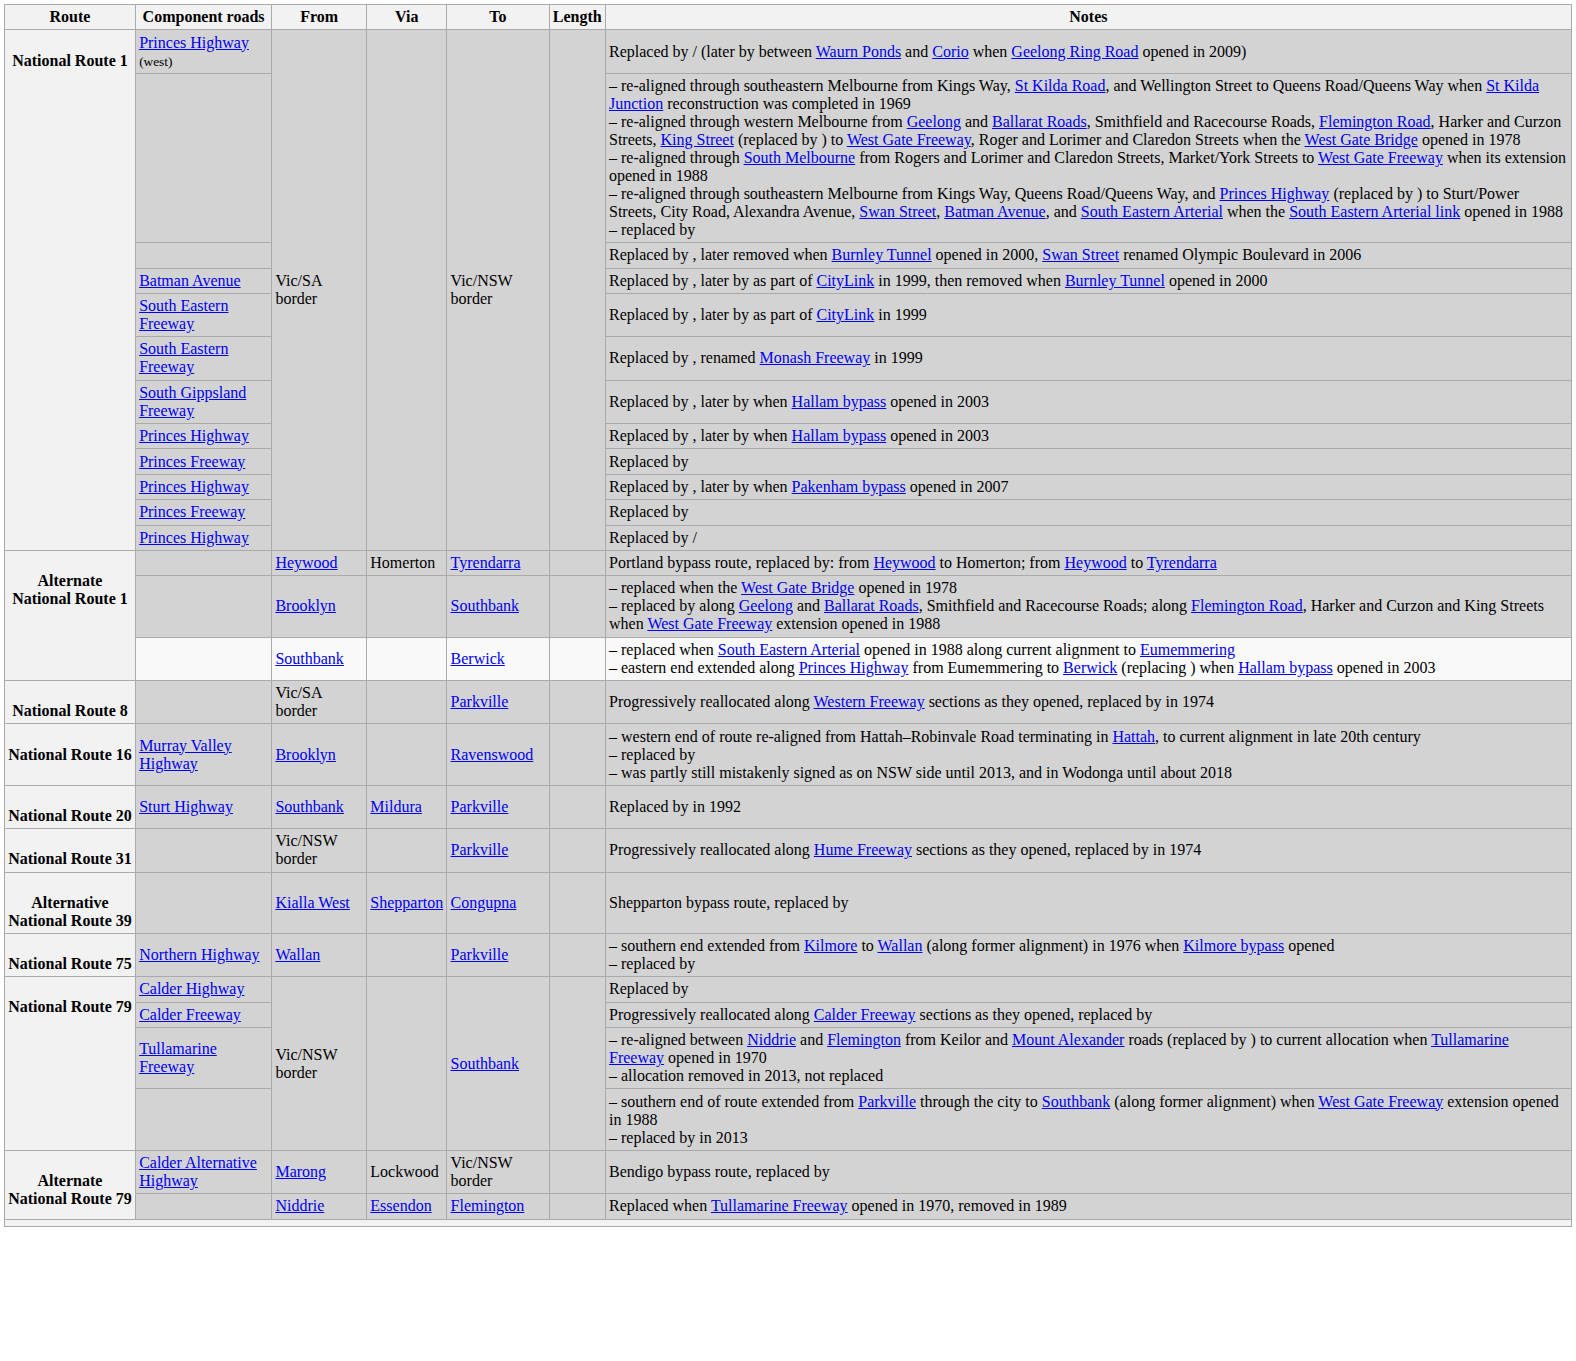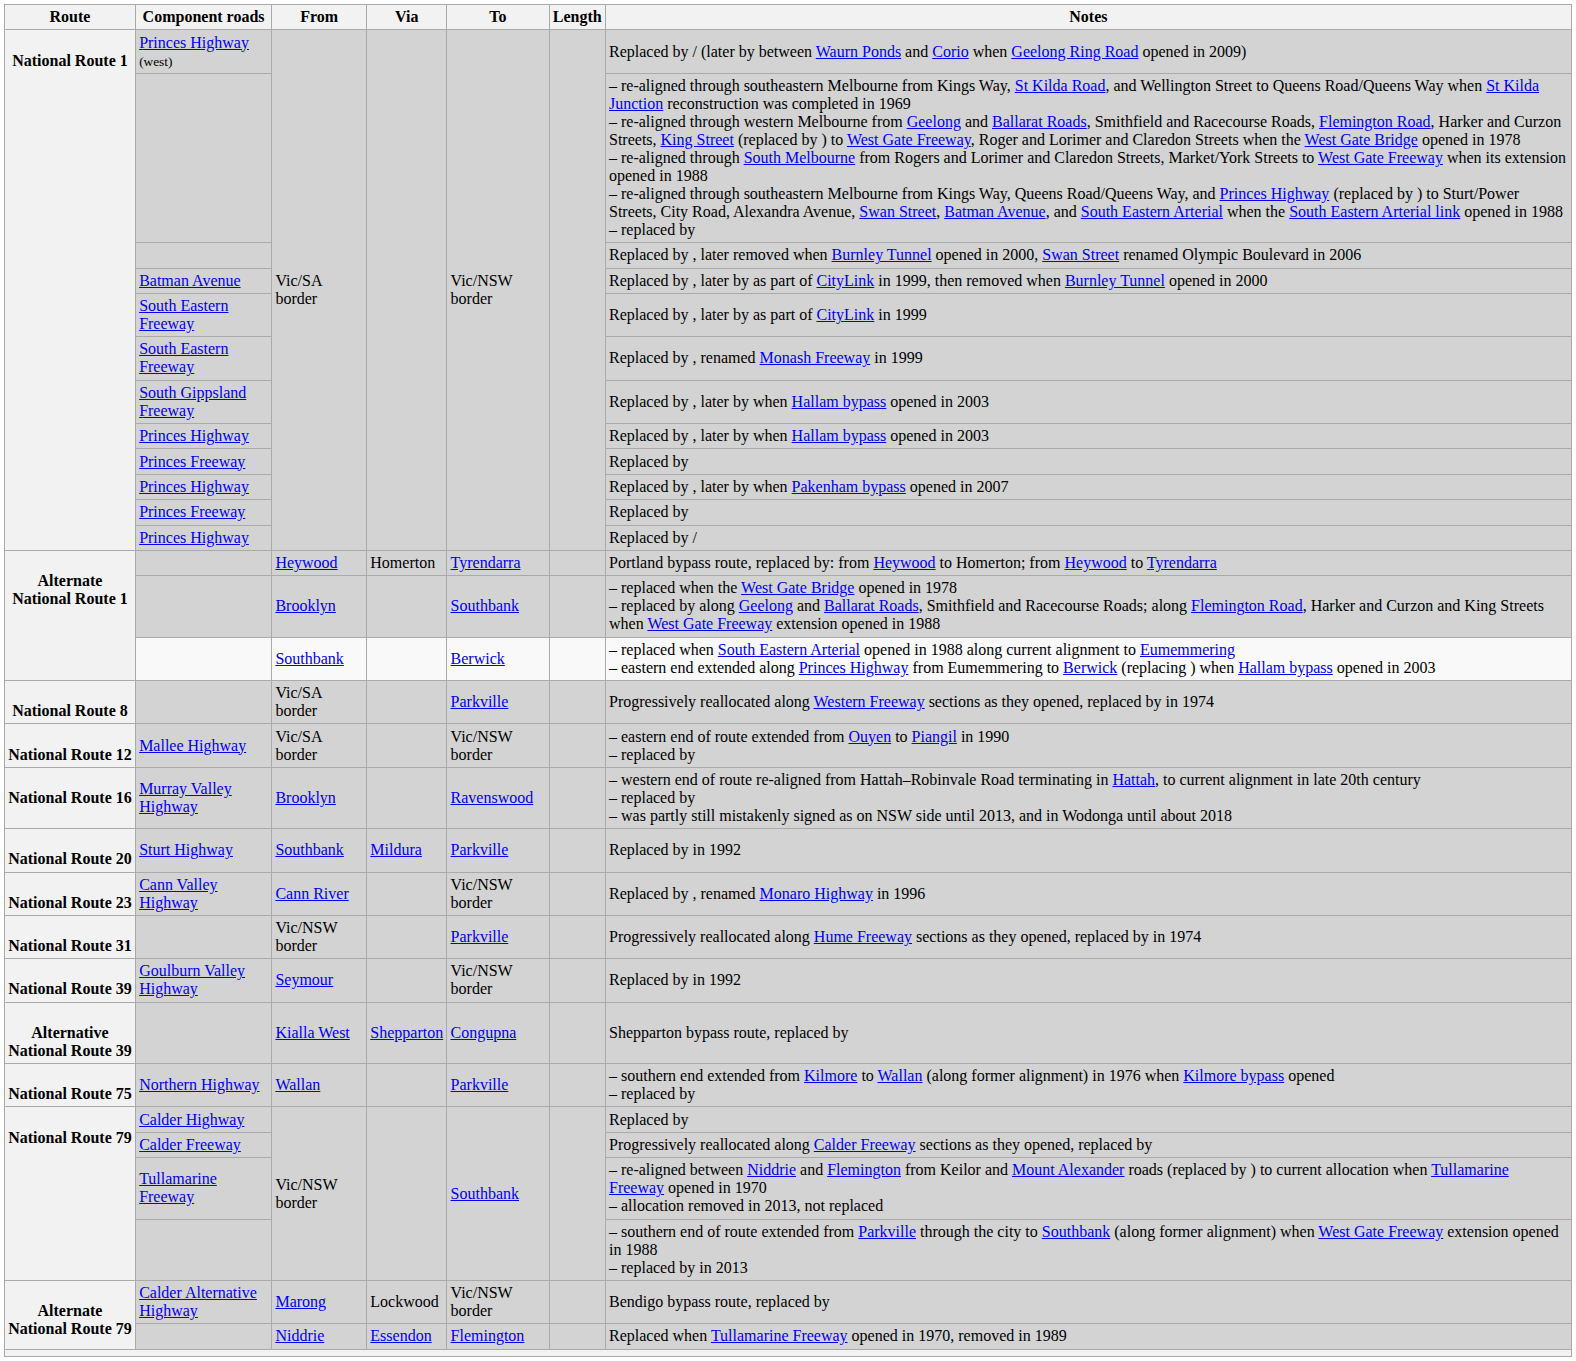+ row: (70, 754)
+ row: (70, 902)
+ row: (70, 989)
